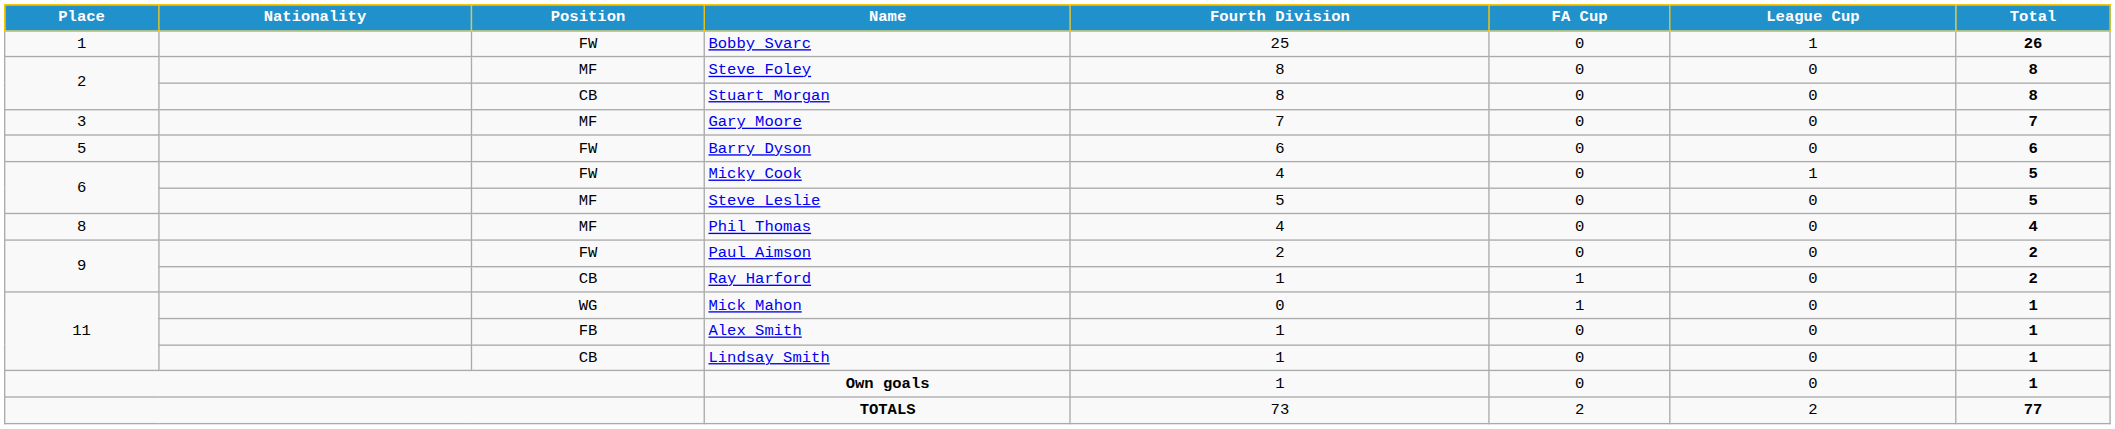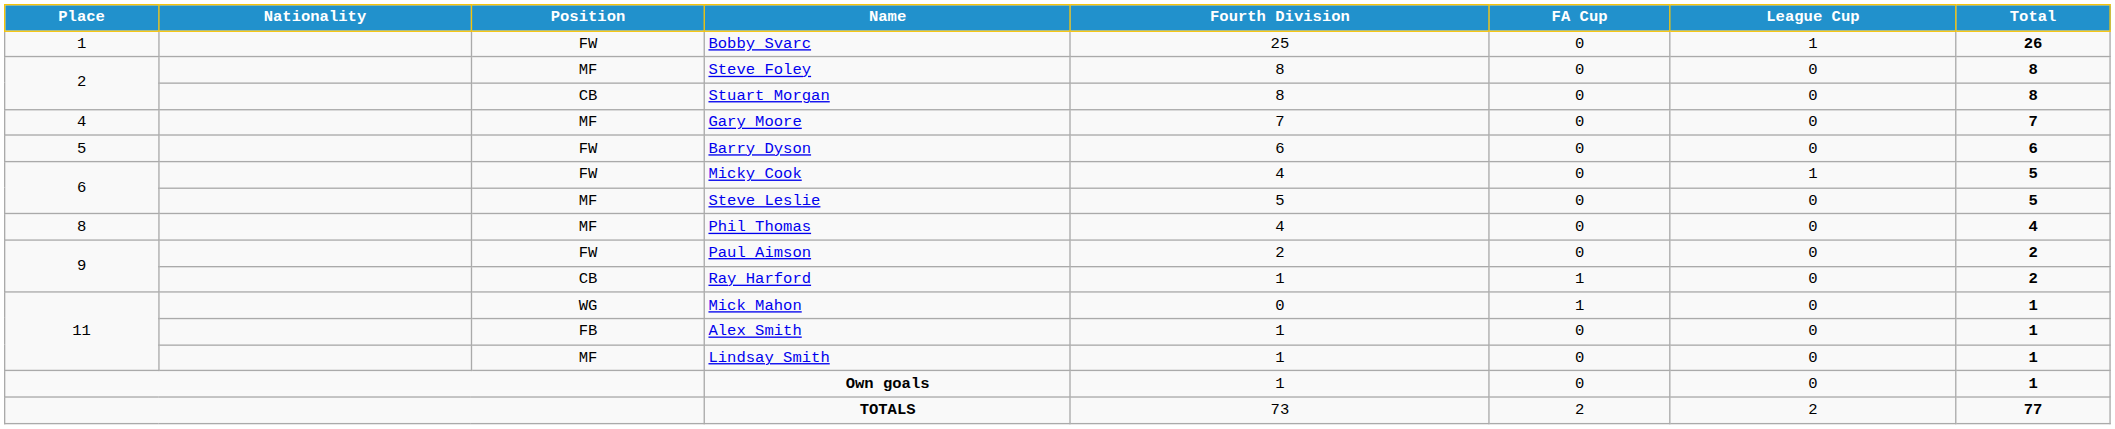(82, 122) 3 -> (82, 122) 4
(588, 357) CB -> (588, 357) MF
